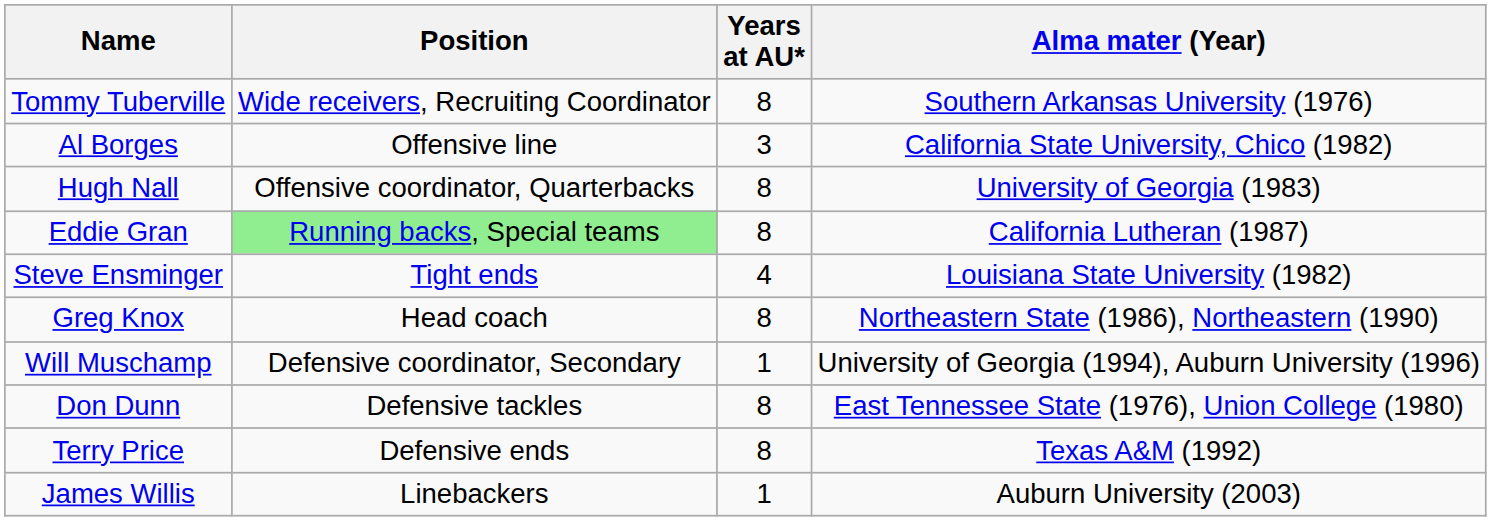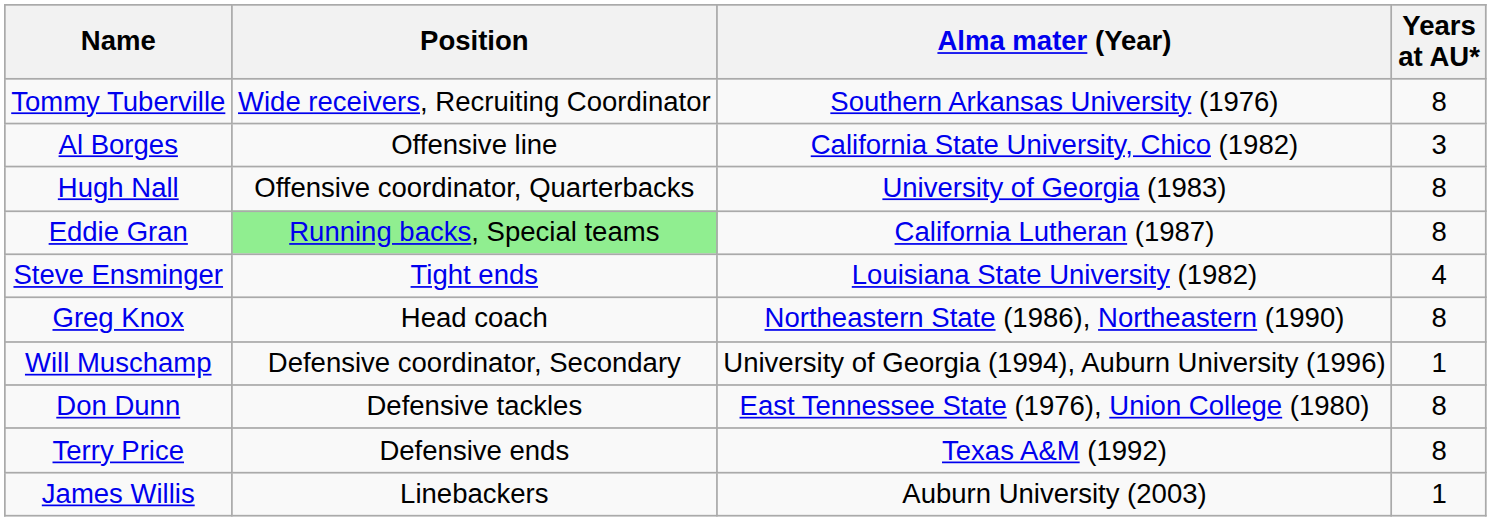columns swapped: (764, 41) <-> (1149, 41)
